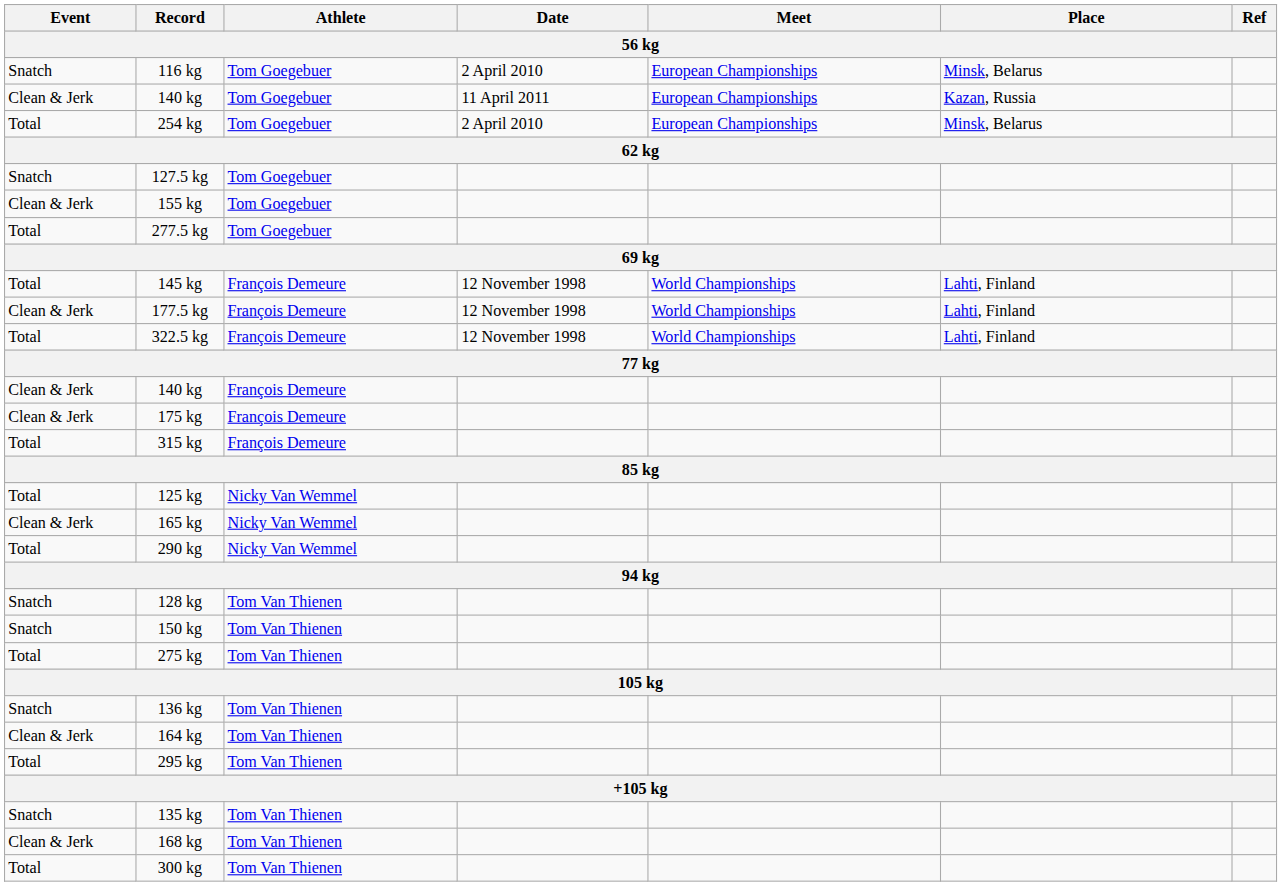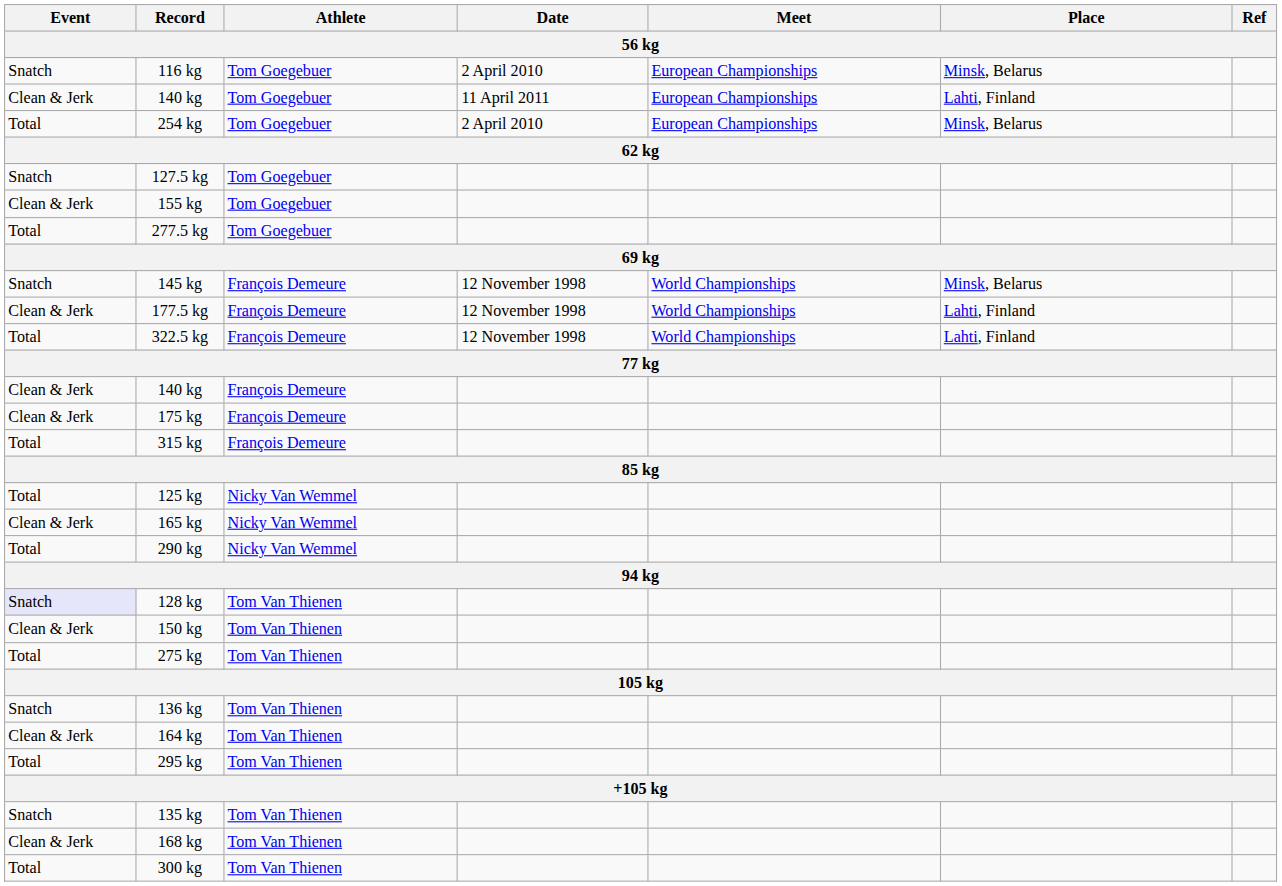(990, 97) Kazan, Russia -> (989, 97) Lahti, Finland
(25, 283) Total -> (30, 283) Snatch
(989, 283) Lahti, Finland -> (993, 283) Minsk, Belarus
(30, 602) no background -> (30, 602) lavender background
(30, 628) Snatch -> (51, 628) Clean & Jerk
